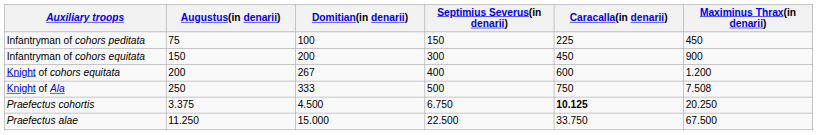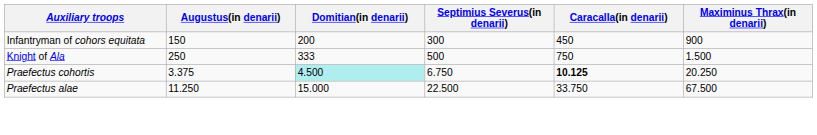- row: (76, 40)
- row: (63, 72)
(748, 89) 7.508 -> (748, 56) 1.500
(360, 105) no background -> (360, 73) paleturquoise background
